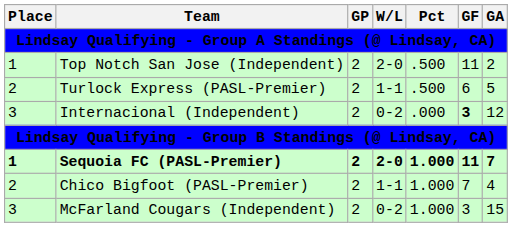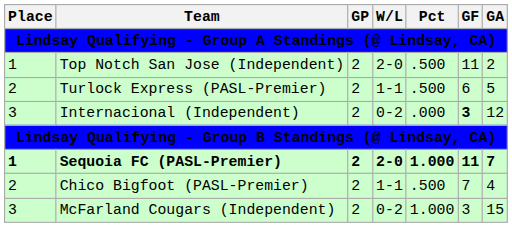(432, 186) 1.000 -> (428, 186) .500
